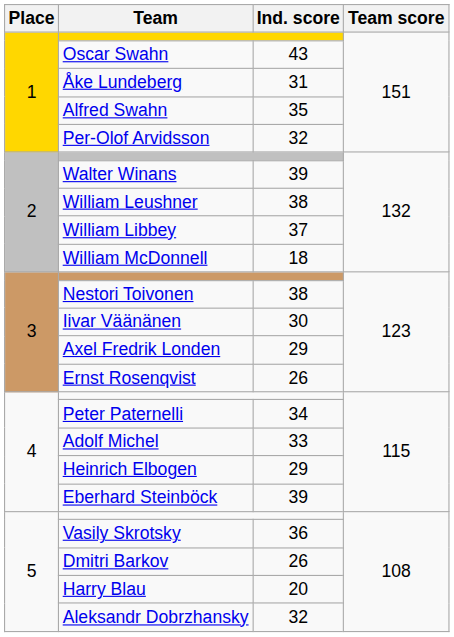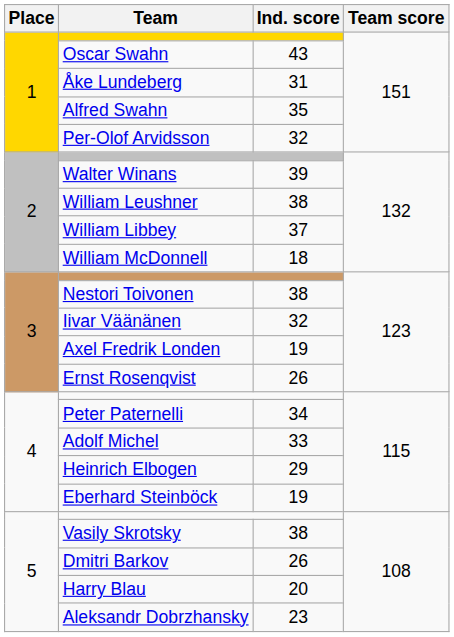(298, 321) 30 -> (298, 321) 32
(298, 349) 29 -> (298, 349) 19
(298, 497) 39 -> (298, 497) 19
(298, 533) 36 -> (298, 533) 38
(298, 617) 32 -> (298, 617) 23
